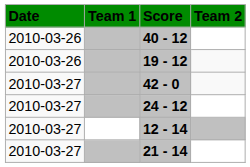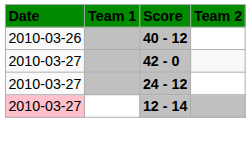- row: (165, 61)
(45, 129) no background -> (45, 106) pink background
- row: (165, 151)
